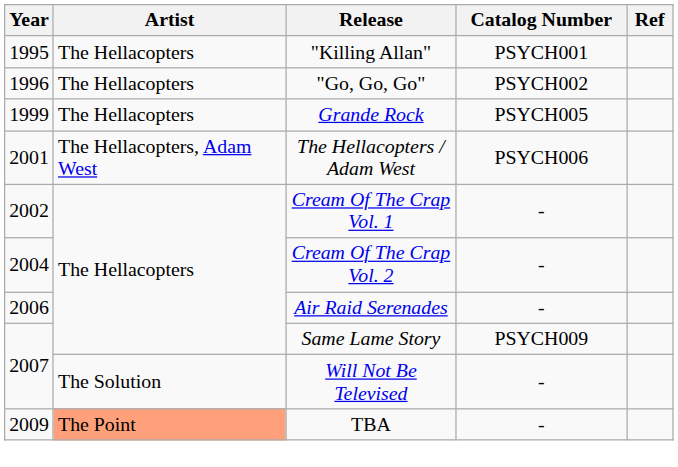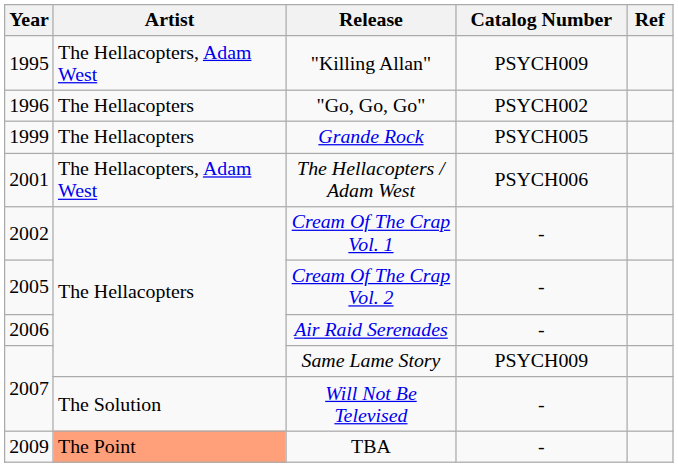(126, 51) The Hellacopters -> (155, 62) The Hellacopters, Adam West
(541, 51) PSYCH001 -> (541, 62) PSYCH009
(29, 264) 2004 -> (29, 287) 2005
